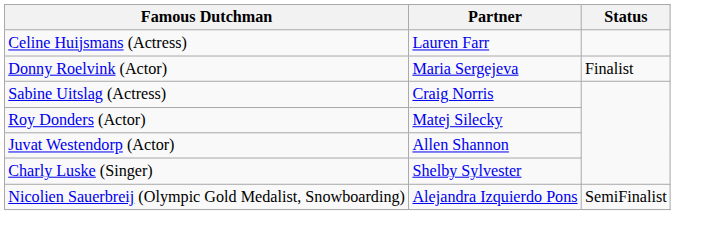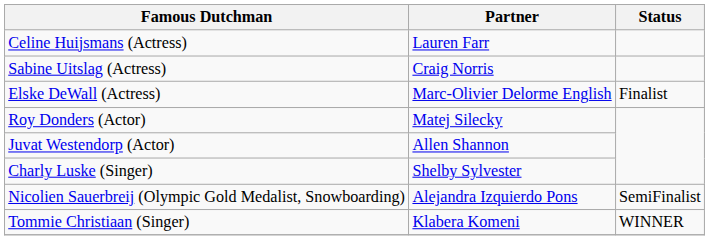- row: (88, 68)
+ row: (84, 94)
+ row: (99, 222)
